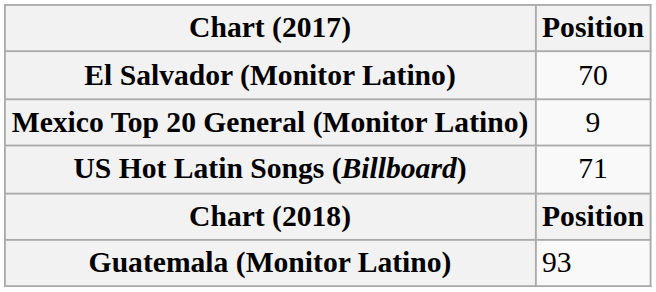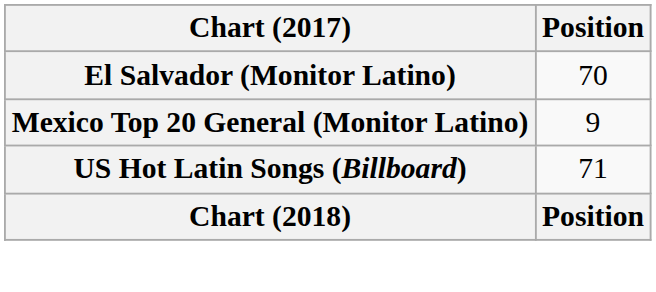- row: (270, 262)
